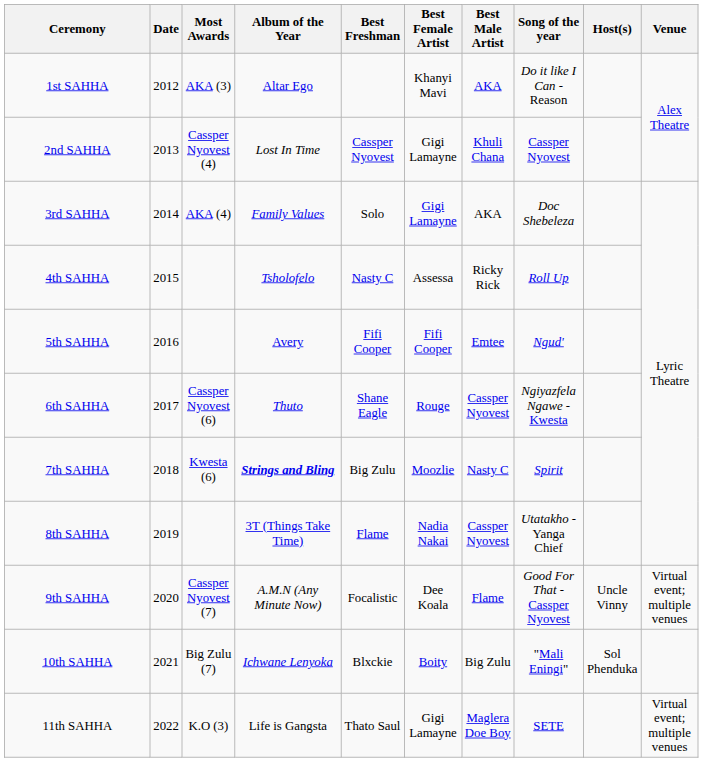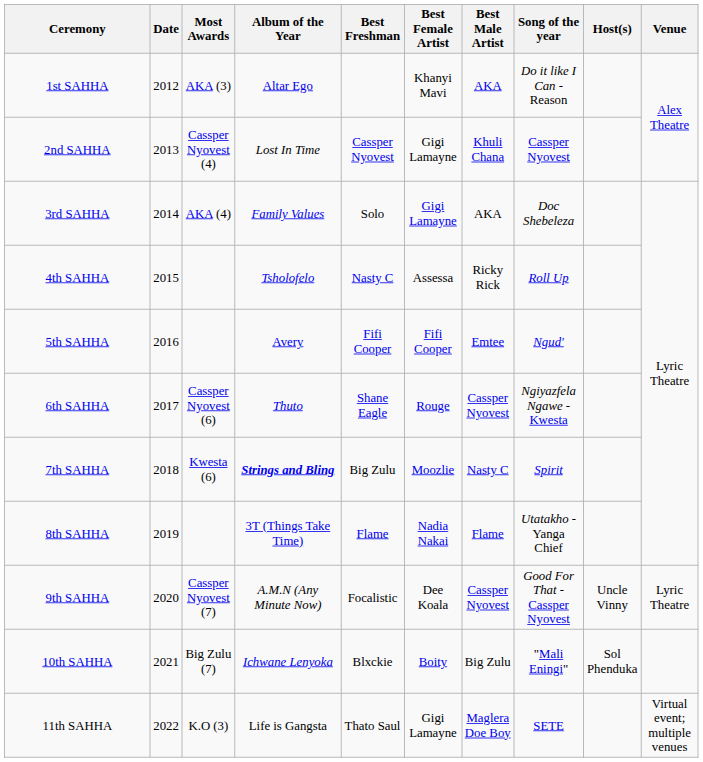(488, 533) Cassper Nyovest -> (488, 533) Flame
(488, 597) Flame -> (488, 597) Cassper Nyovest
(670, 597) Virtual event; multiple venues -> (670, 597) Lyric Theatre
